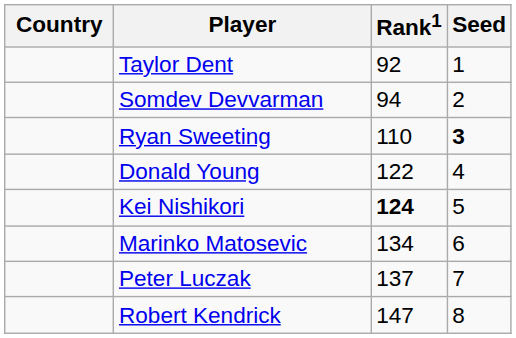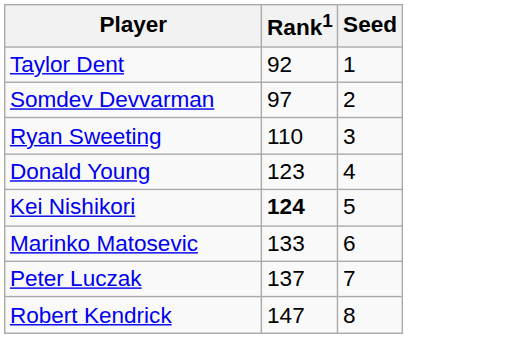- column: (59, 25)
(389, 100) 94 -> (280, 100) 97
(458, 135) bold -> (349, 135) normal
(395, 171) 122 -> (286, 171) 123
(395, 243) 134 -> (286, 243) 133
